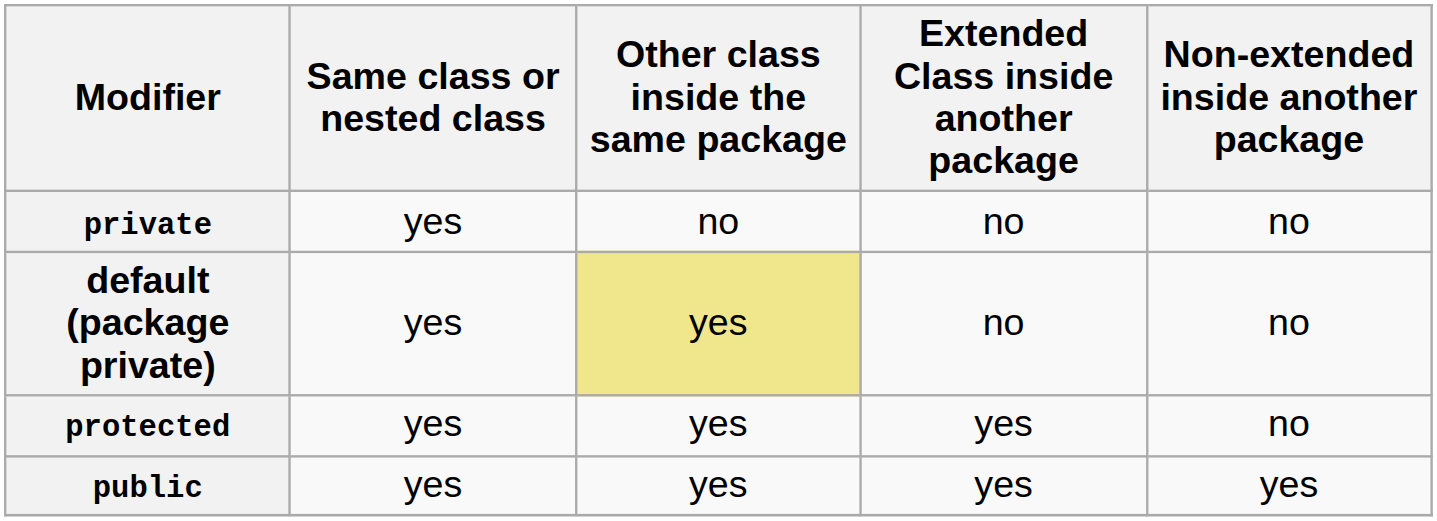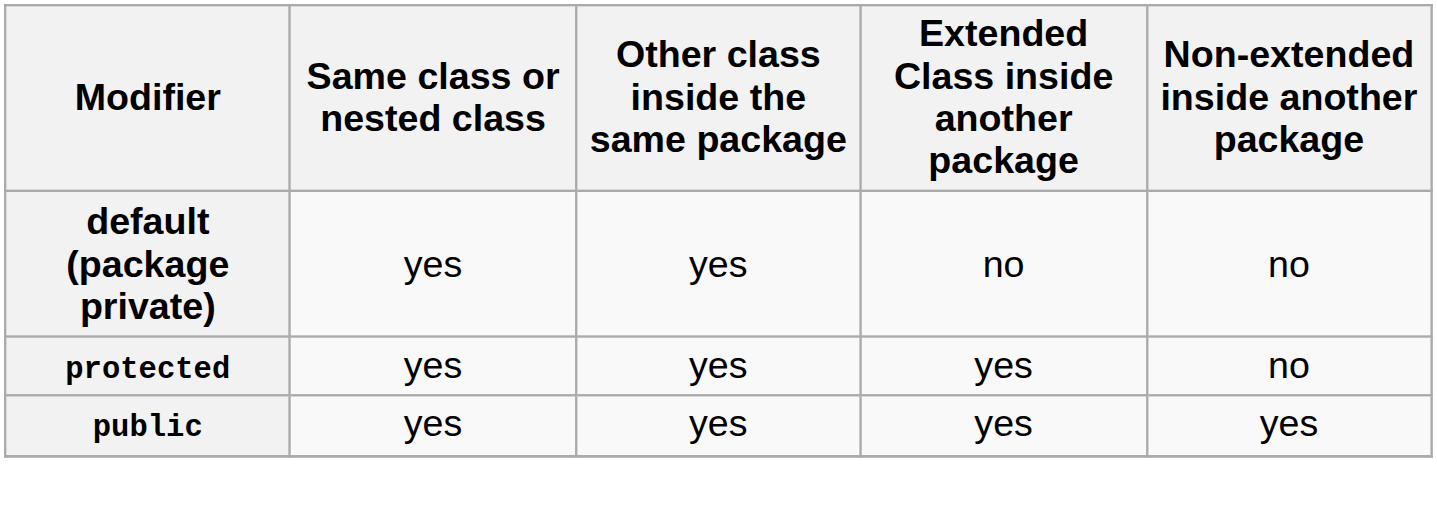- row: (148, 225)
(718, 322) khaki background -> (718, 263) no background
